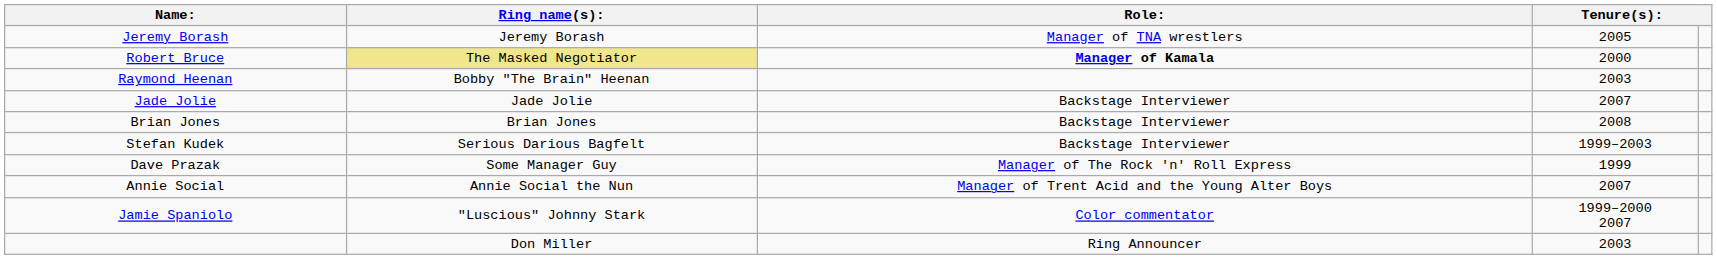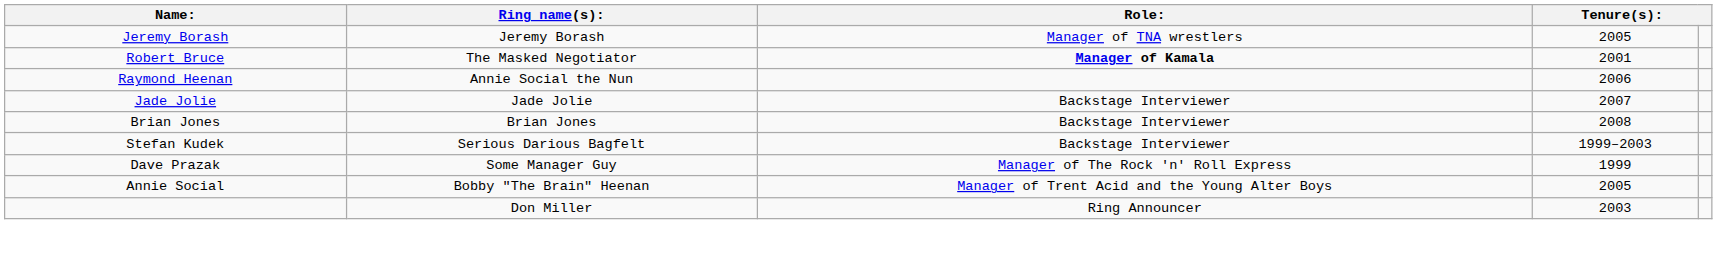(552, 58) khaki background -> (552, 58) no background
(1615, 58) 2000 -> (1615, 58) 2001
(552, 80) Bobby "The Brain" Heenan -> (552, 80) Annie Social the Nun
(1615, 80) 2003 -> (1615, 80) 2006
(552, 187) Annie Social the Nun -> (552, 187) Bobby "The Brain" Heenan
(1615, 187) 2007 -> (1615, 187) 2005
- row: (175, 215)
